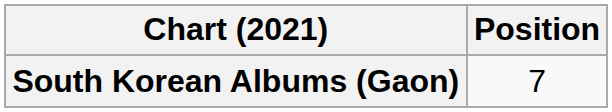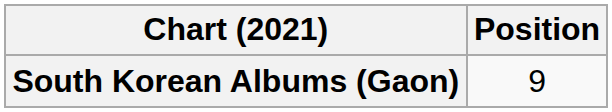(537, 80) 7 -> (537, 80) 9
